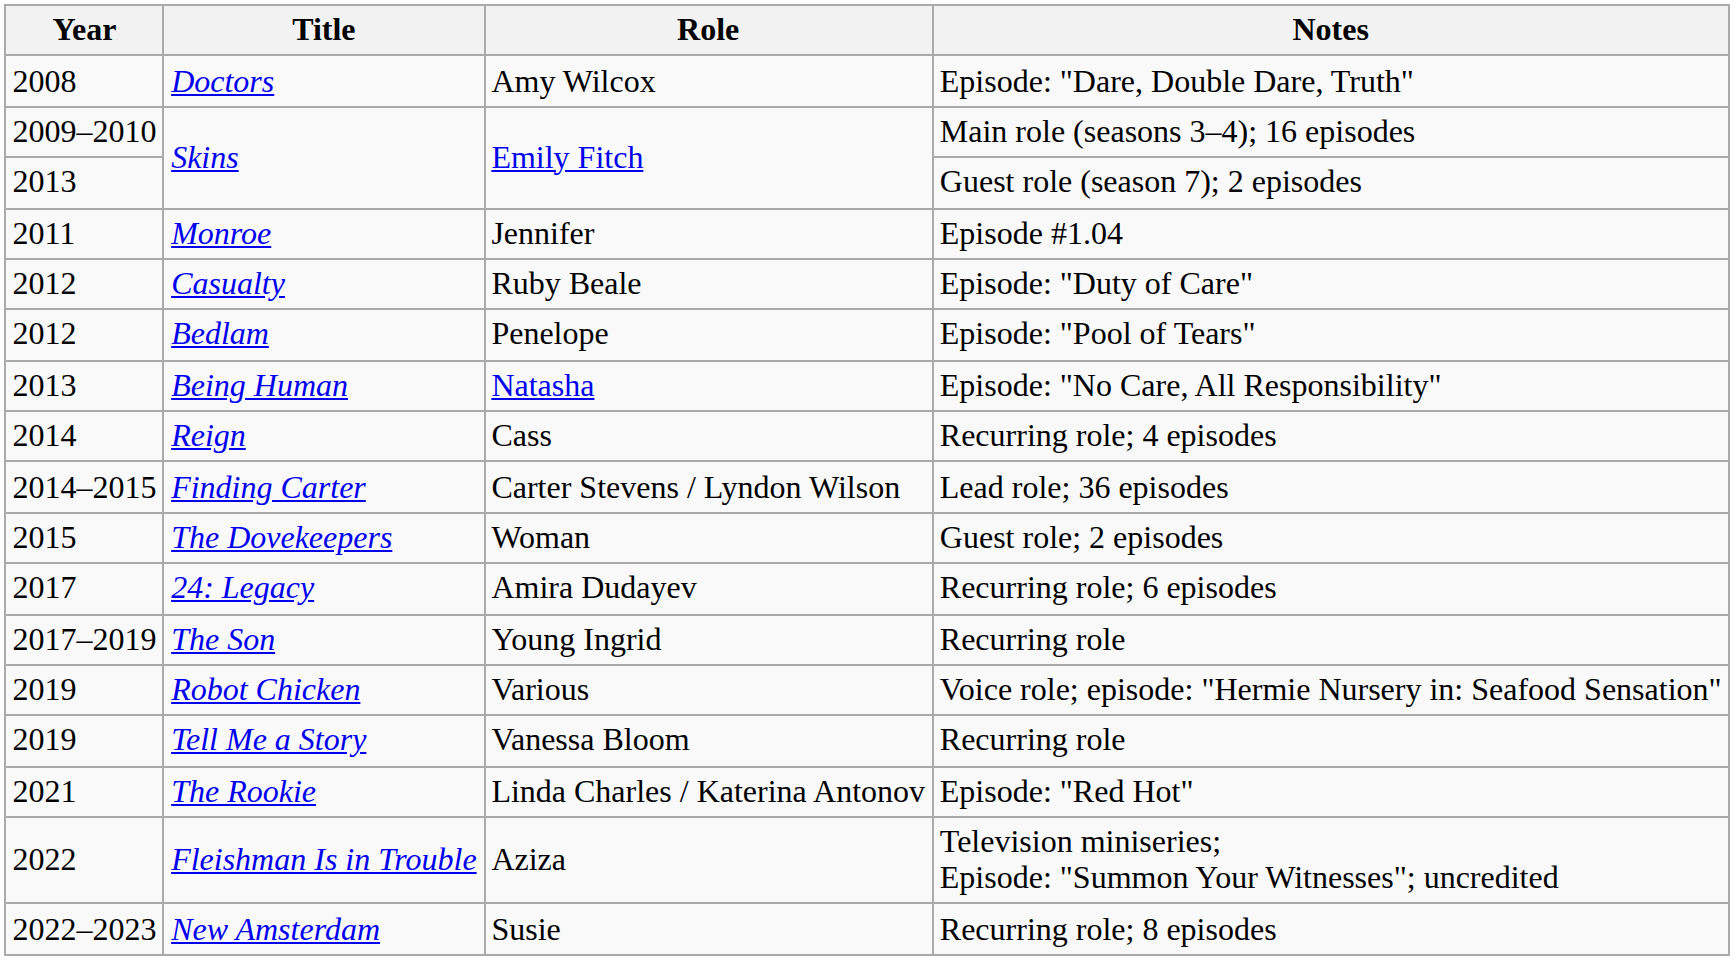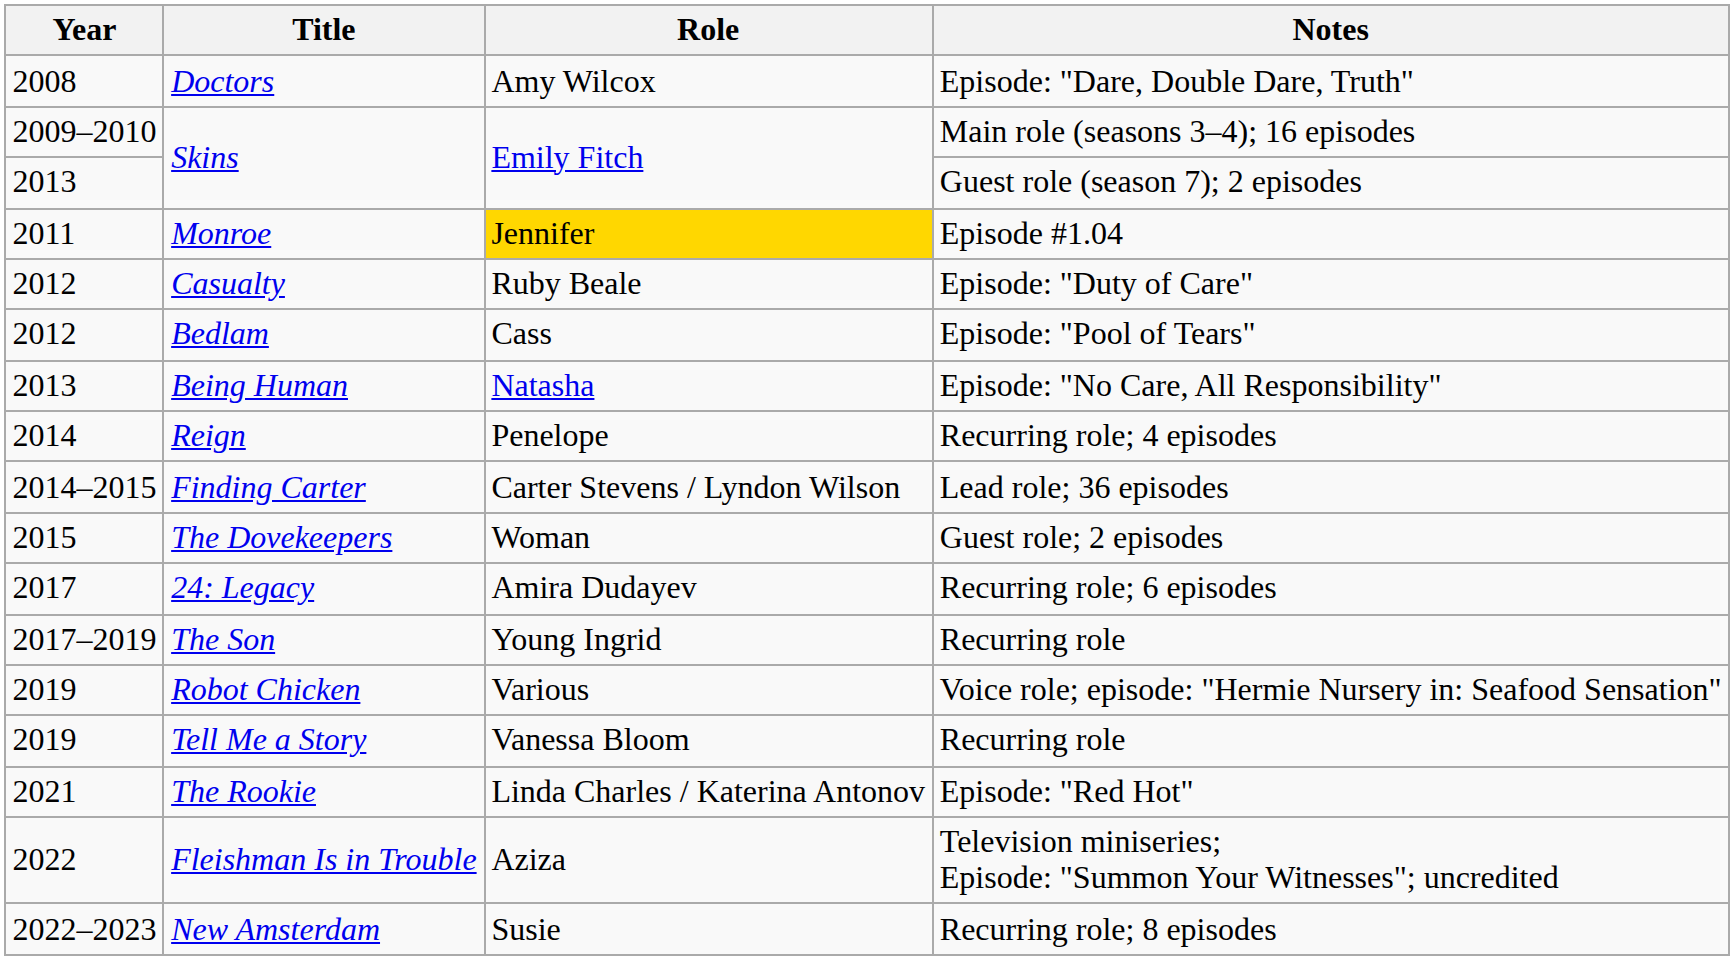(543, 232) no background -> (543, 232) gold background
(550, 334) Penelope -> (522, 334) Cass
(522, 435) Cass -> (550, 435) Penelope
